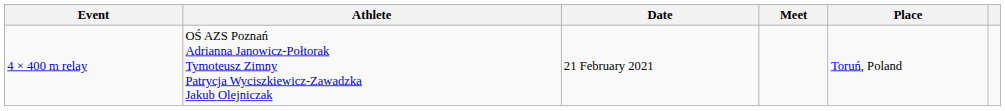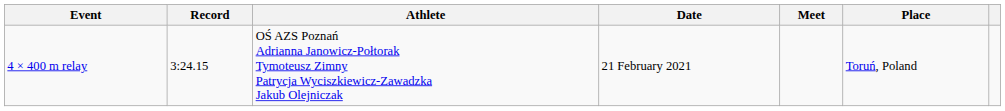+ column: (210, 15)
